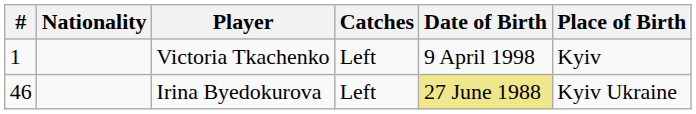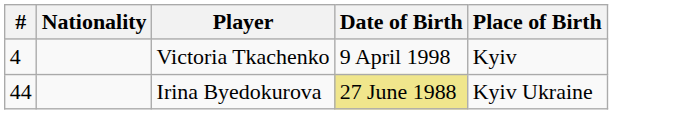- column: (377, 21)
(15, 56) 1 -> (15, 56) 4
(21, 91) 46 -> (21, 91) 44
